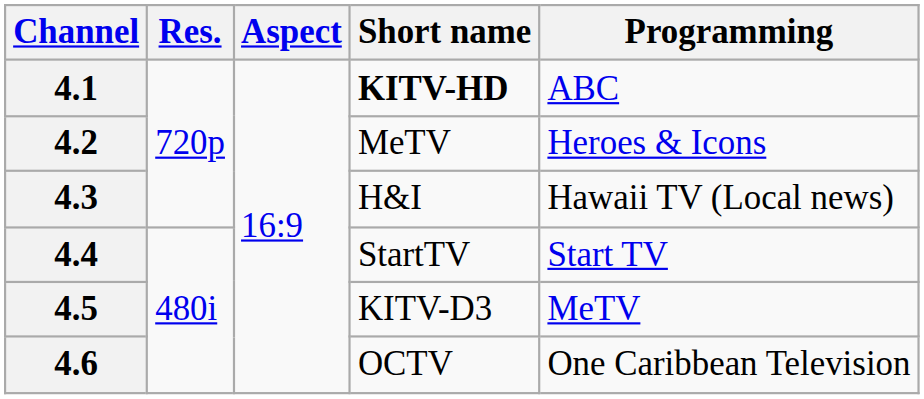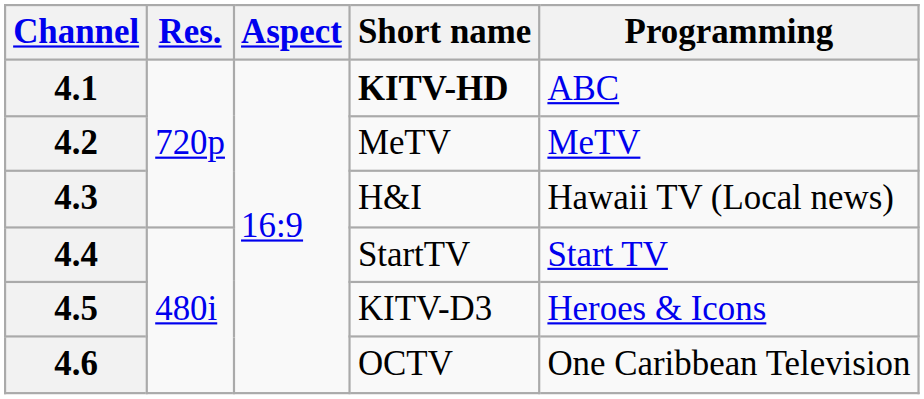(657, 142) Heroes & Icons -> (594, 142) MeTV
(594, 308) MeTV -> (657, 308) Heroes & Icons
